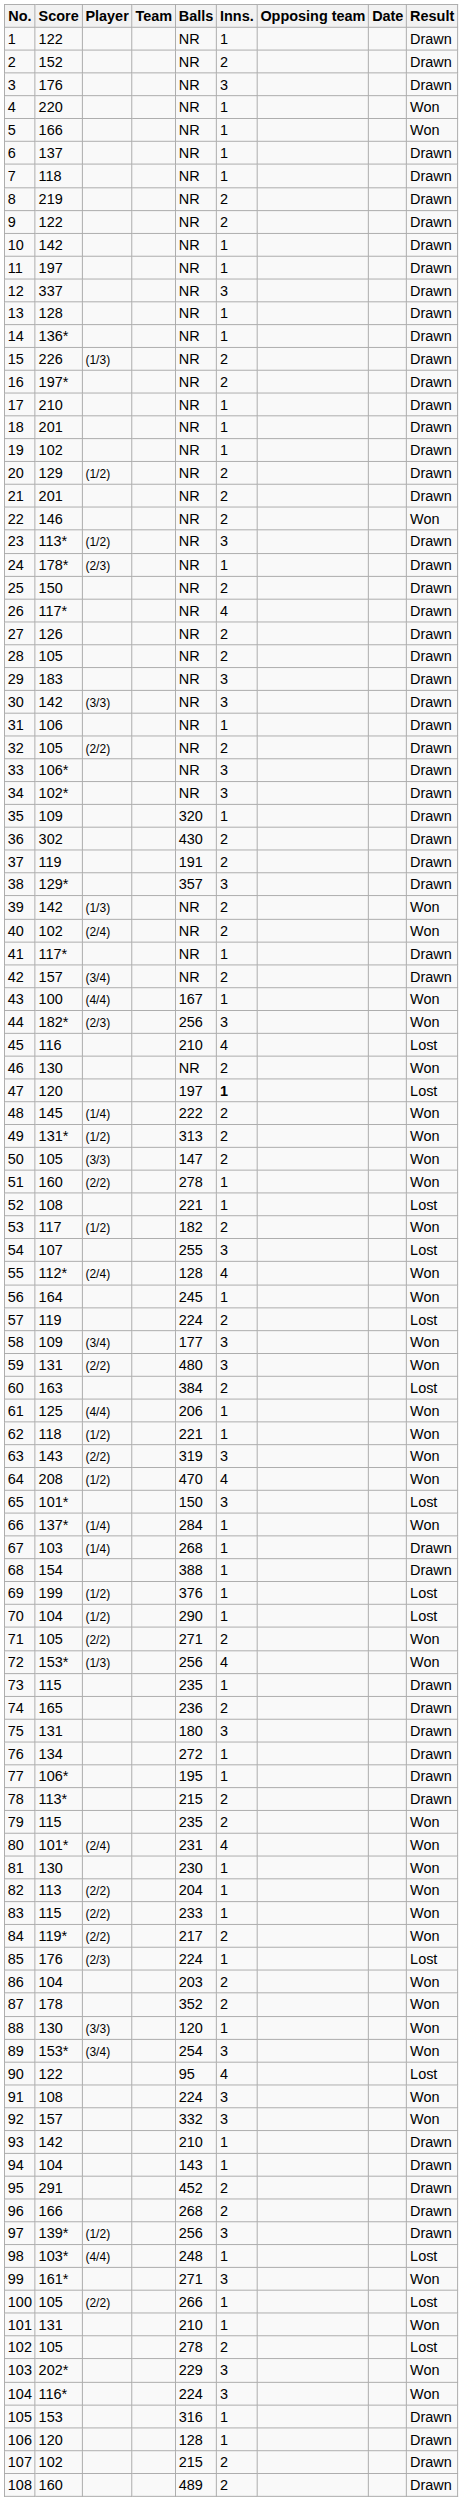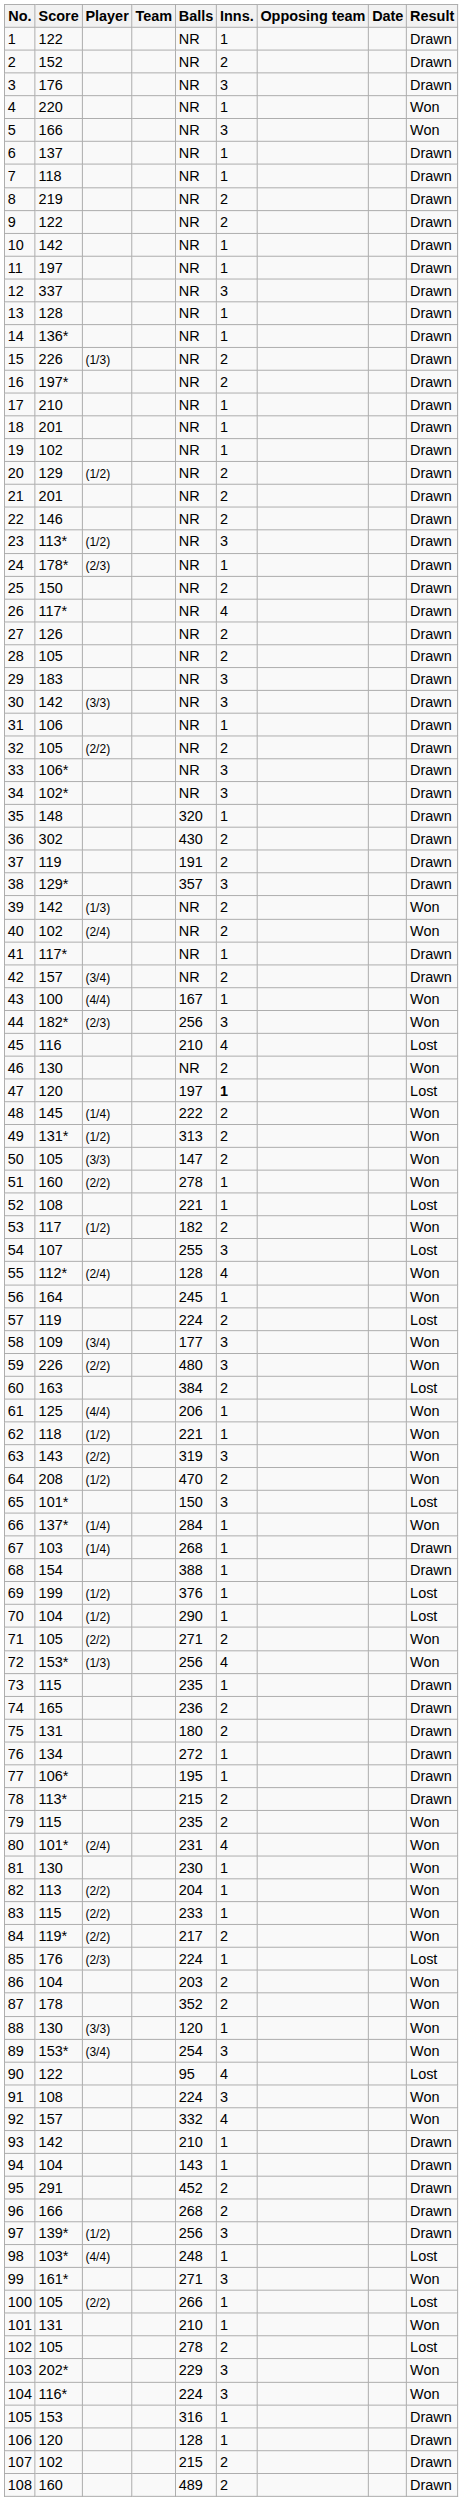(224, 130) 1 -> (224, 130) 3
(425, 519) Won -> (431, 519) Drawn
(51, 816) 109 -> (51, 816) 148
(51, 1365) 131 -> (51, 1365) 226
(224, 1479) 4 -> (224, 1479) 2
(224, 1731) 3 -> (224, 1731) 2
(224, 2119) 3 -> (224, 2119) 4
